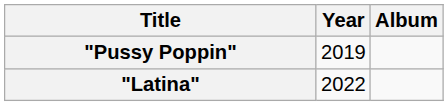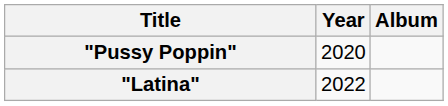(343, 52) 2019 -> (343, 52) 2020
